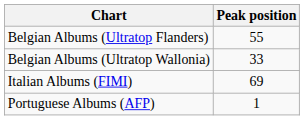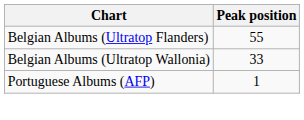- row: (70, 81)
